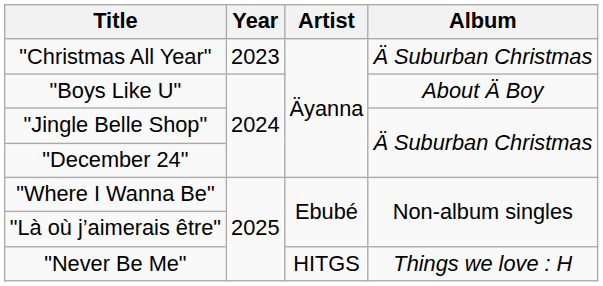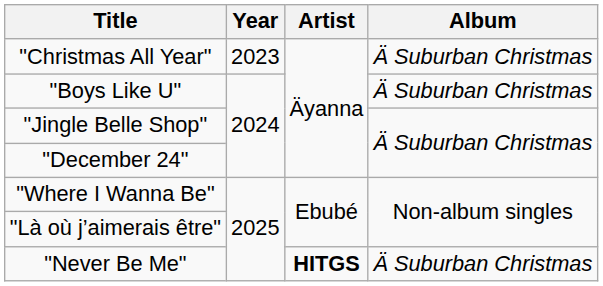(483, 90) About Ä Boy -> (483, 90) Ä Suburban Christmas
(326, 263) normal -> (326, 263) bold
(483, 263) Things we love : H -> (483, 263) Ä Suburban Christmas
